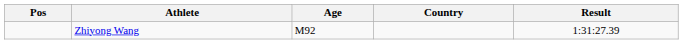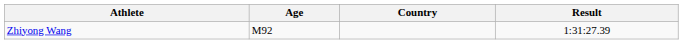- column: (38, 13)
